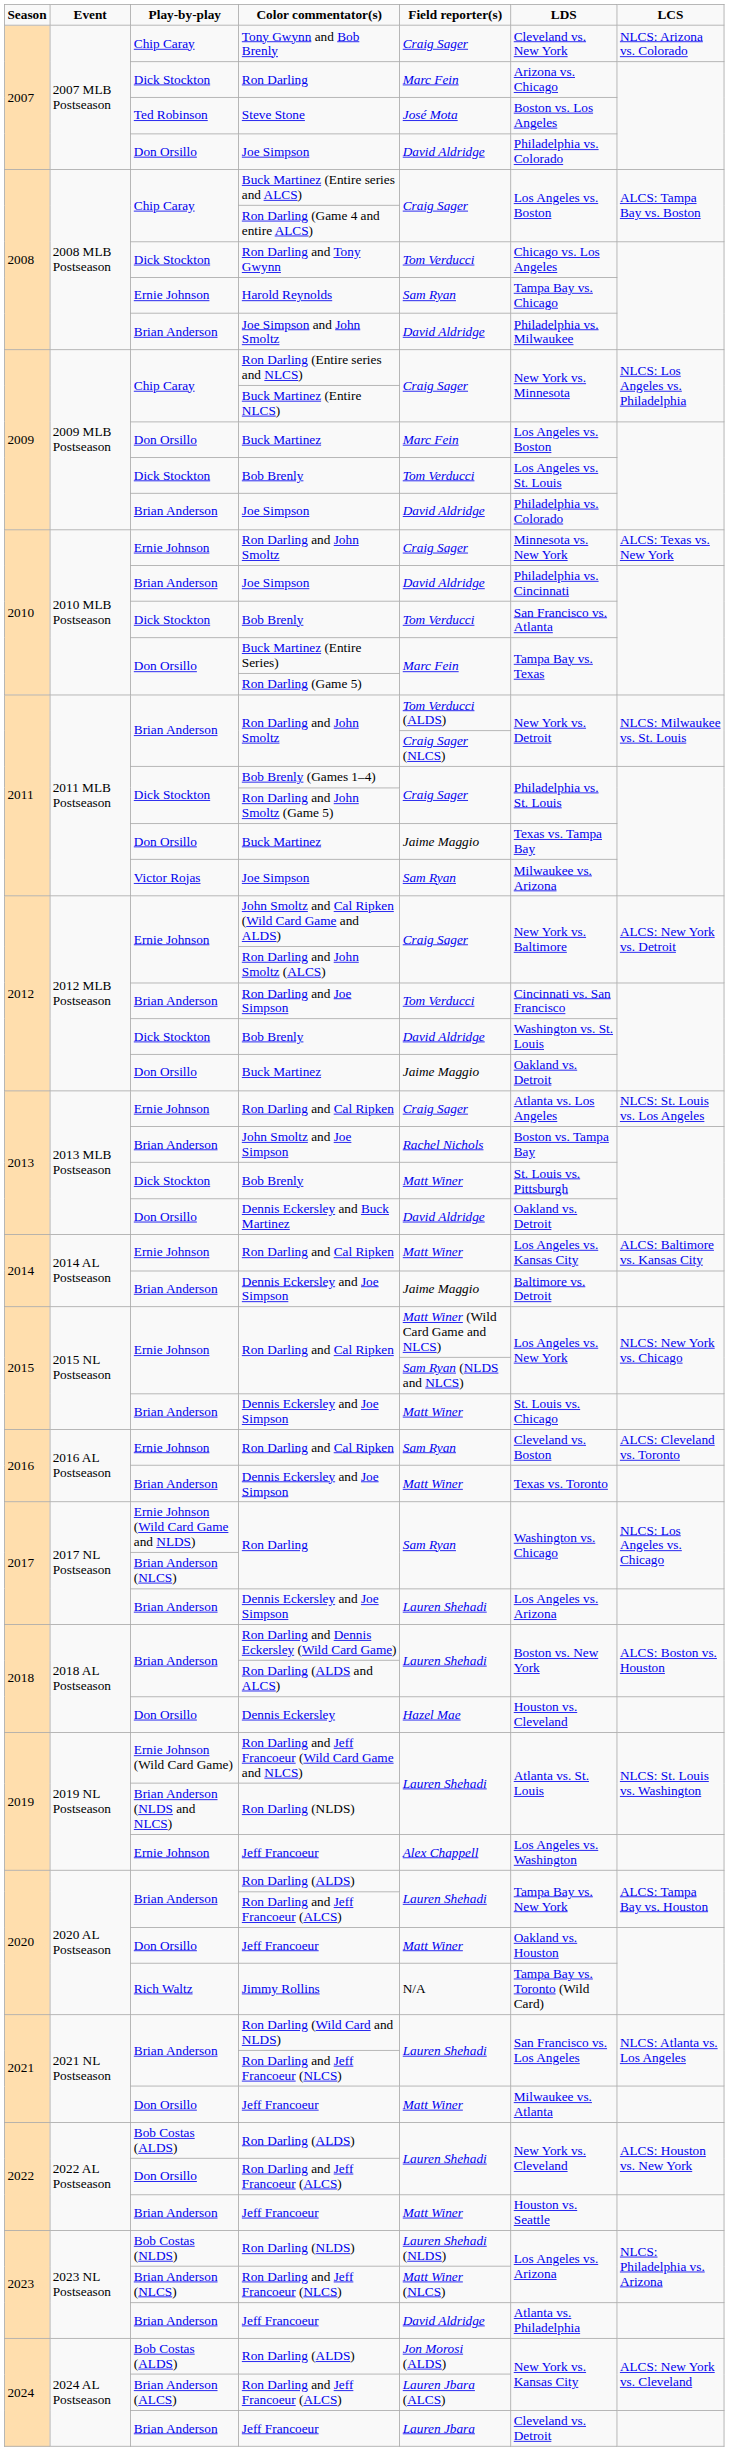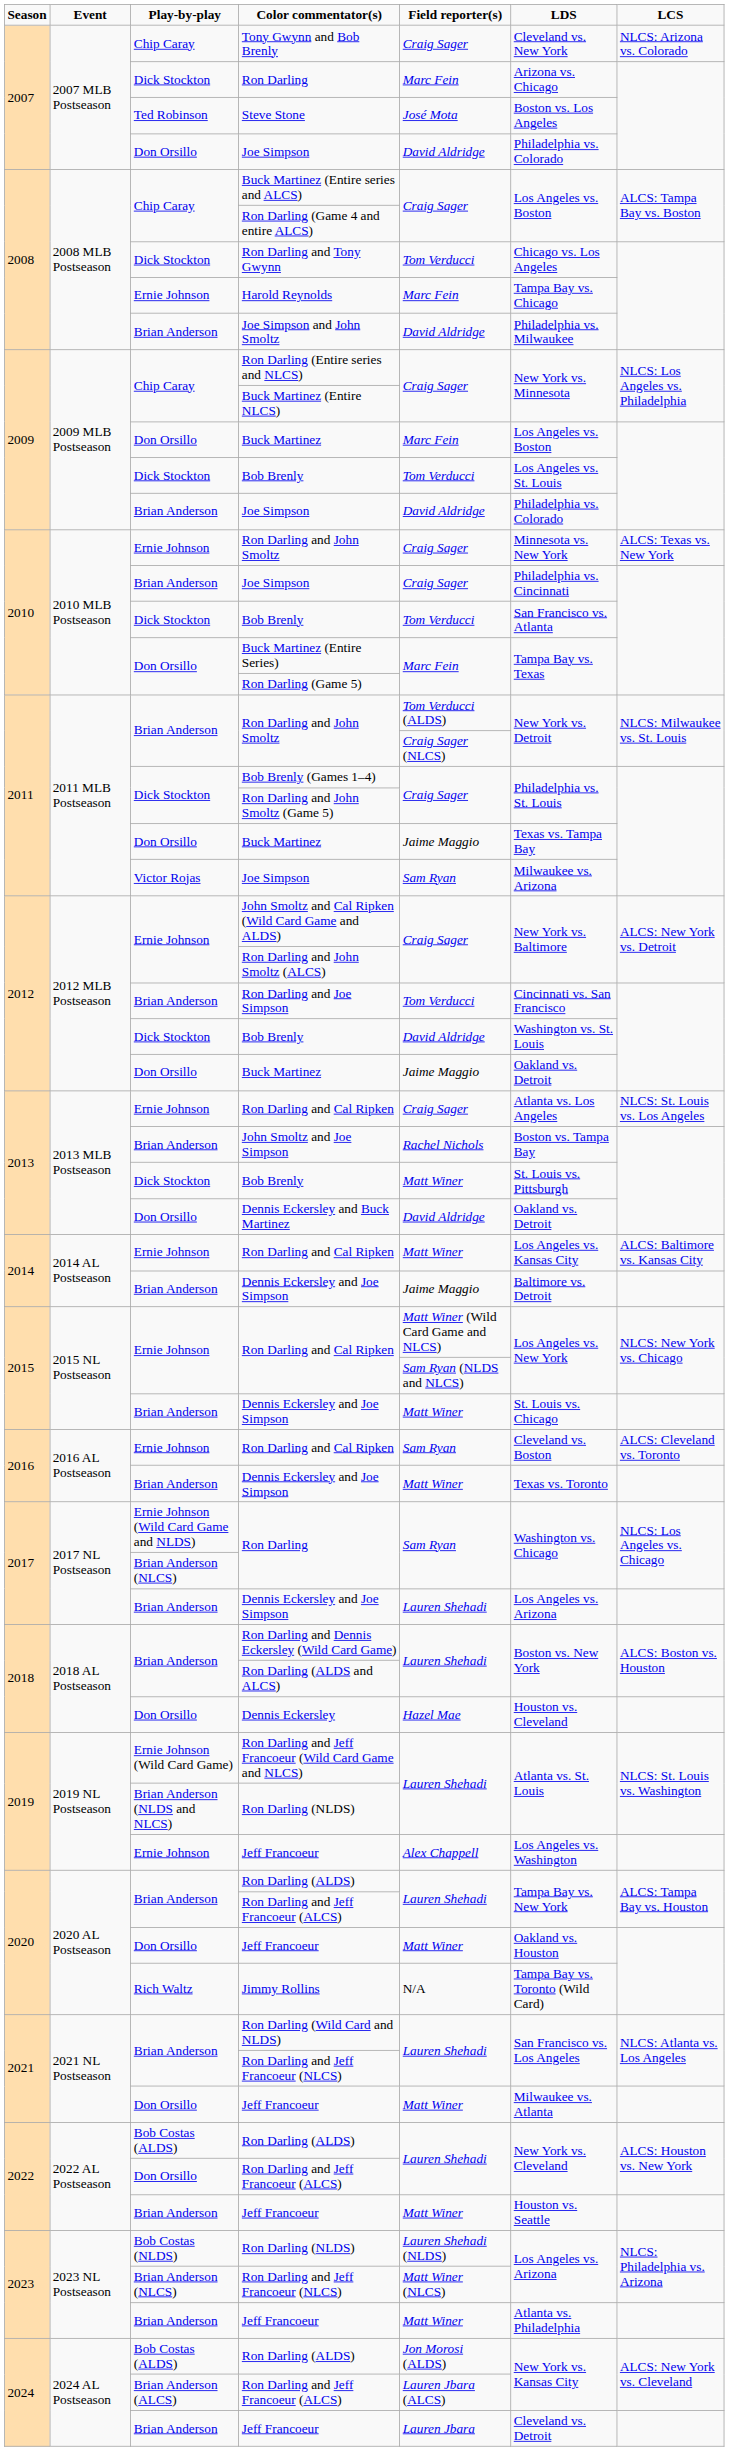(429, 295) Sam Ryan -> (431, 295) Marc Fein
(444, 583) David Aldridge -> (435, 583) Craig Sager
(444, 2320) David Aldridge -> (433, 2320) Matt Winer
